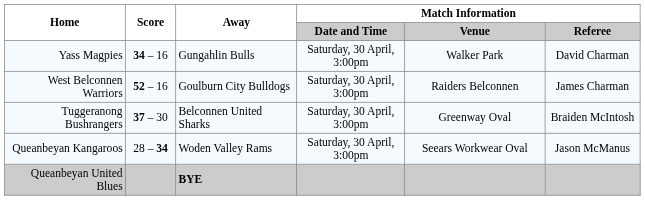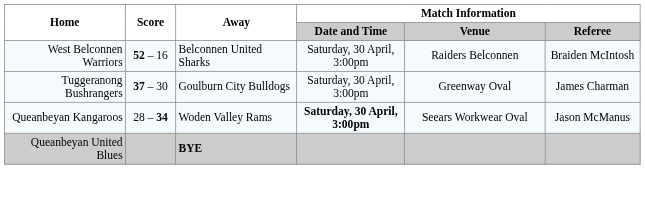- row: (91, 55)
(234, 86) Goulburn City Bulldogs -> (220, 55) Belconnen United Sharks
(592, 86) James Charman -> (592, 55) Braiden McIntosh
(220, 117) Belconnen United Sharks -> (234, 86) Goulburn City Bulldogs
(592, 117) Braiden McIntosh -> (592, 86) James Charman
(351, 148) normal -> (351, 117) bold
